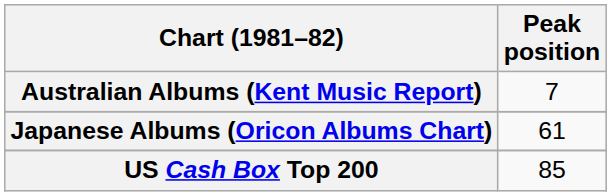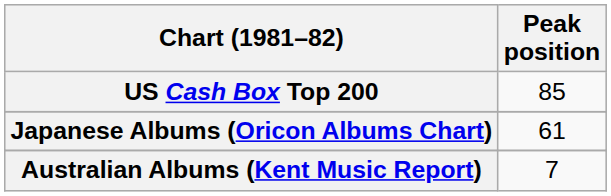rows swapped: (251, 91) <-> (251, 170)
